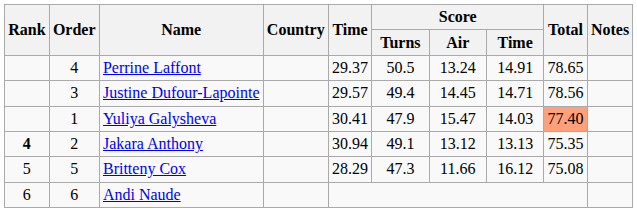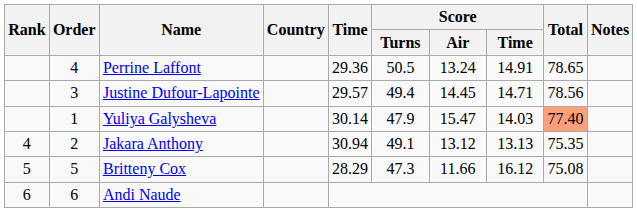(350, 67) 29.37 -> (350, 67) 29.36
(350, 118) 30.41 -> (350, 118) 30.14
(27, 144) bold -> (27, 144) normal
